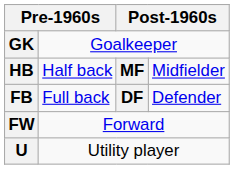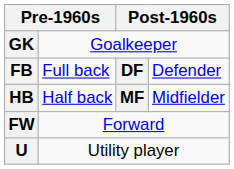rows swapped: (21, 97) <-> (21, 71)
